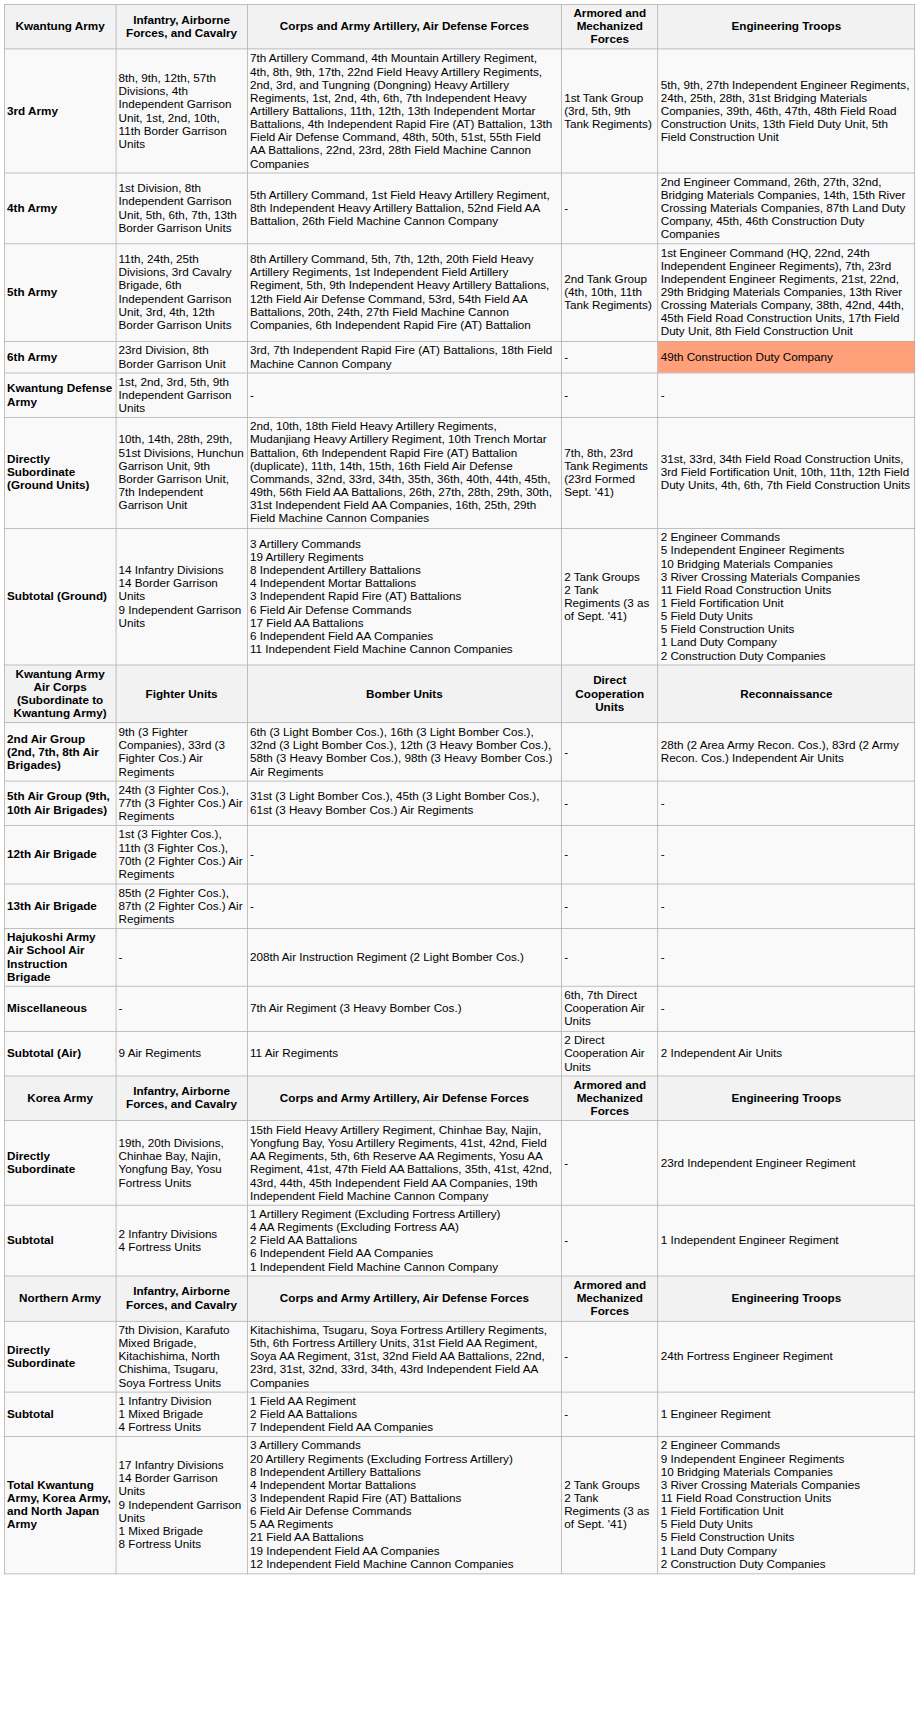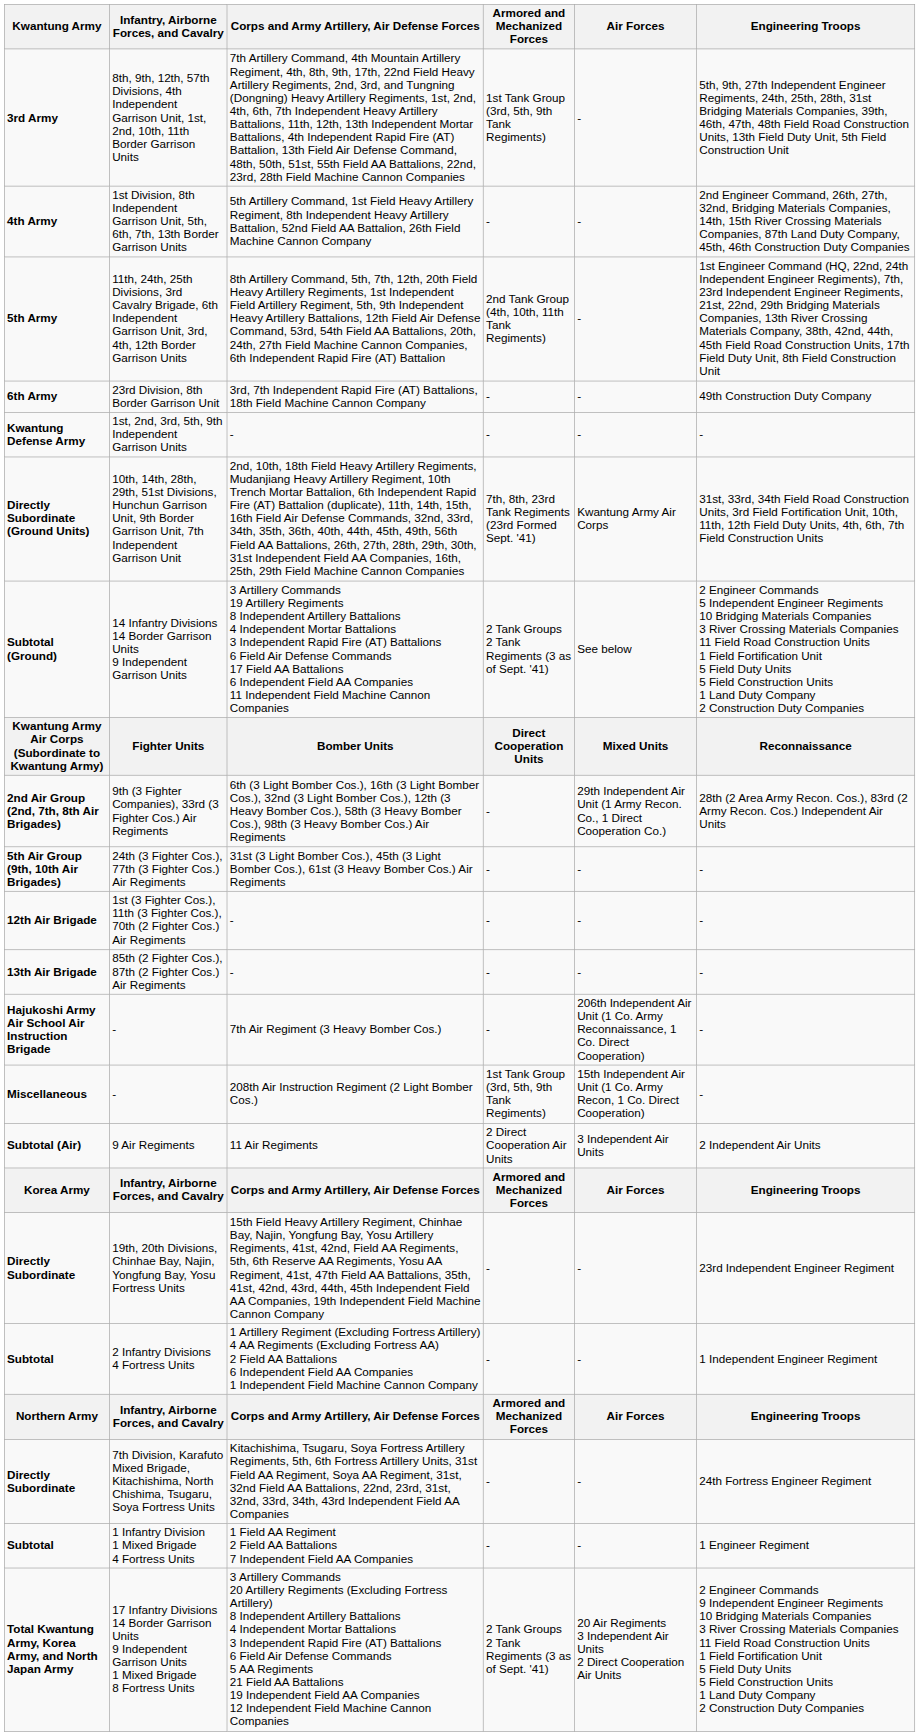+ column: (636, 26)
(747, 357) lightsalmon background -> (785, 396) no background
(387, 957) 208th Air Instruction Regiment (2 Light Bomber Cos.) -> (336, 1029) 7th Air Regiment (3 Heavy Bomber Cos.)
(356, 1008) 7th Air Regiment (3 Heavy Bomber Cos.) -> (351, 1094) 208th Air Instruction Regiment (2 Light Bomber Cos.)
(604, 1008) 6th, 7th Direct Cooperation Air Units -> (526, 1094) 1st Tank Group (3rd, 5th, 9th Tank Regiments)
